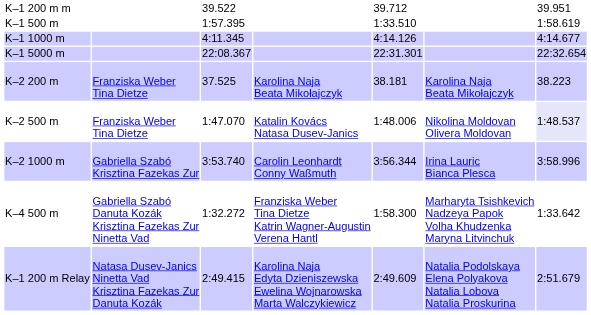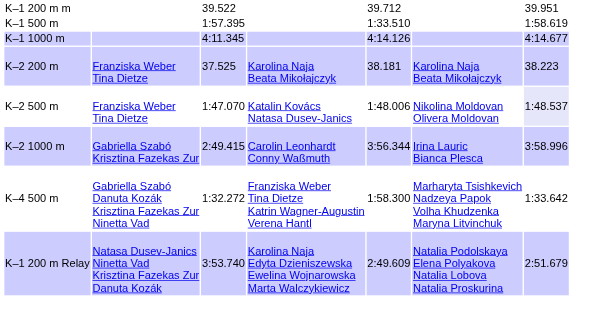- row: (35, 53)
(224, 161) 3:53.740 -> (224, 146) 2:49.415
(224, 278) 2:49.415 -> (224, 263) 3:53.740
